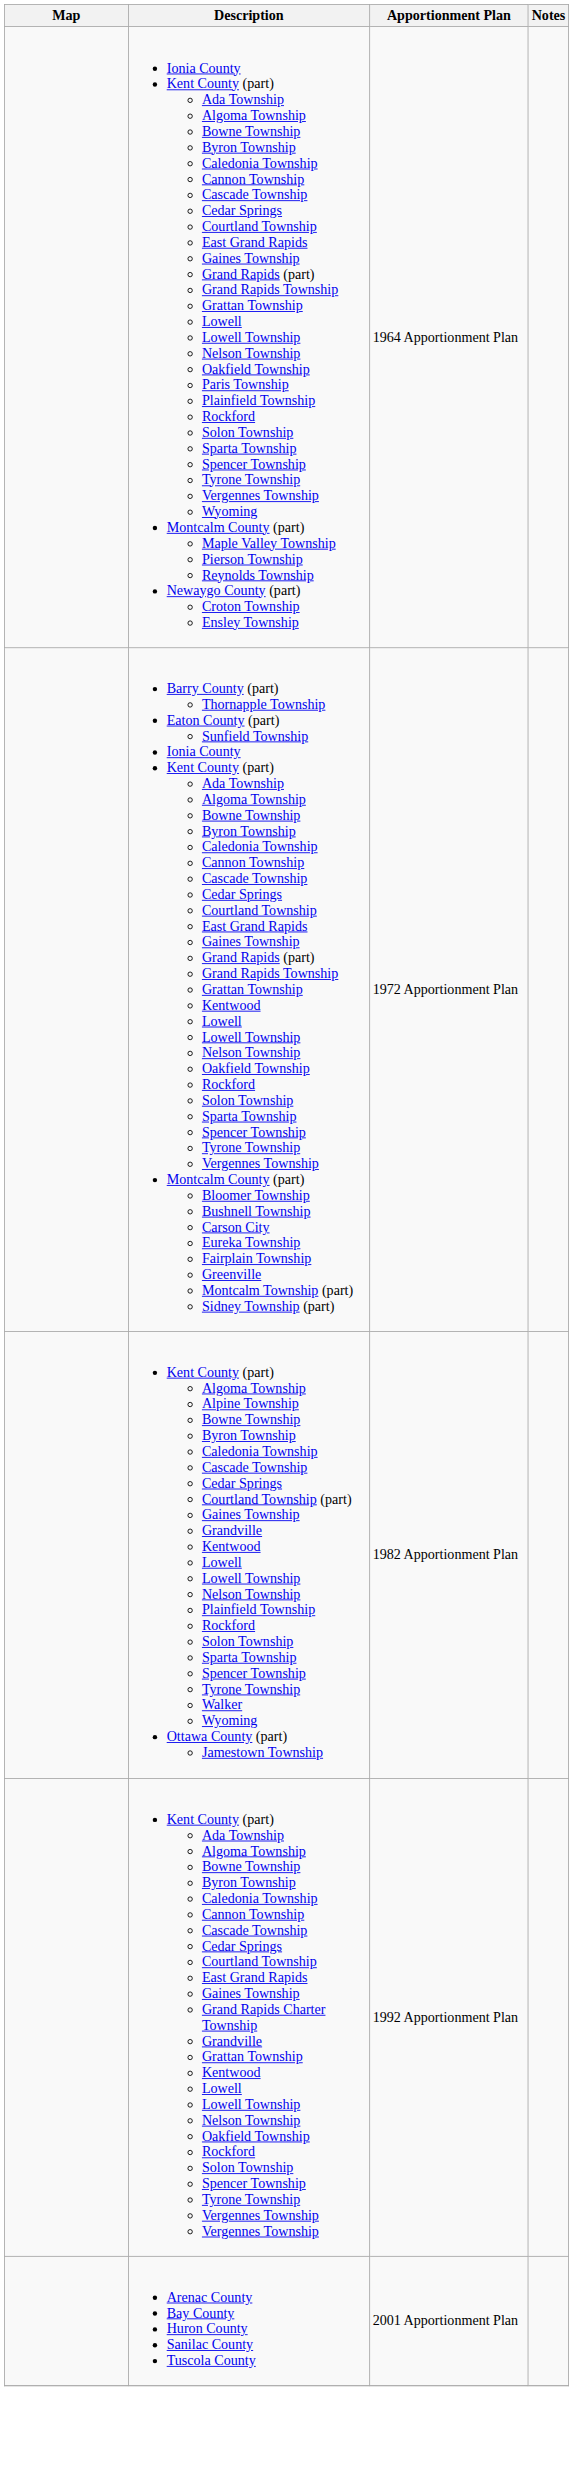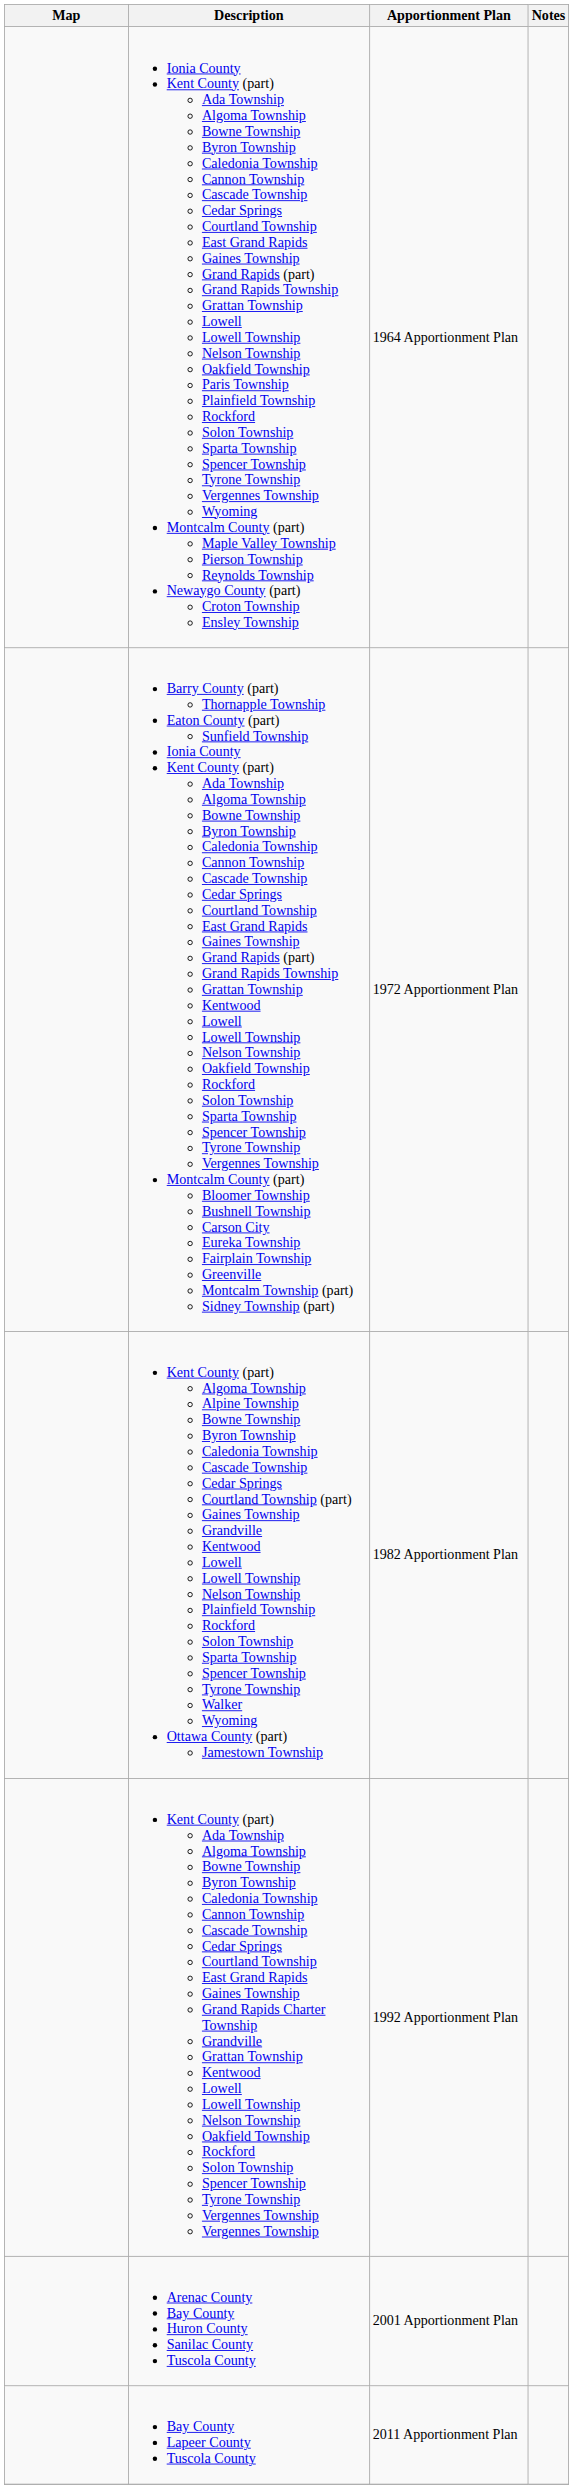+ row: (249, 2443)
